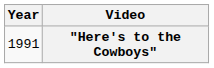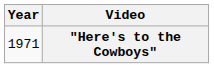(24, 45) 1991 -> (24, 45) 1971
